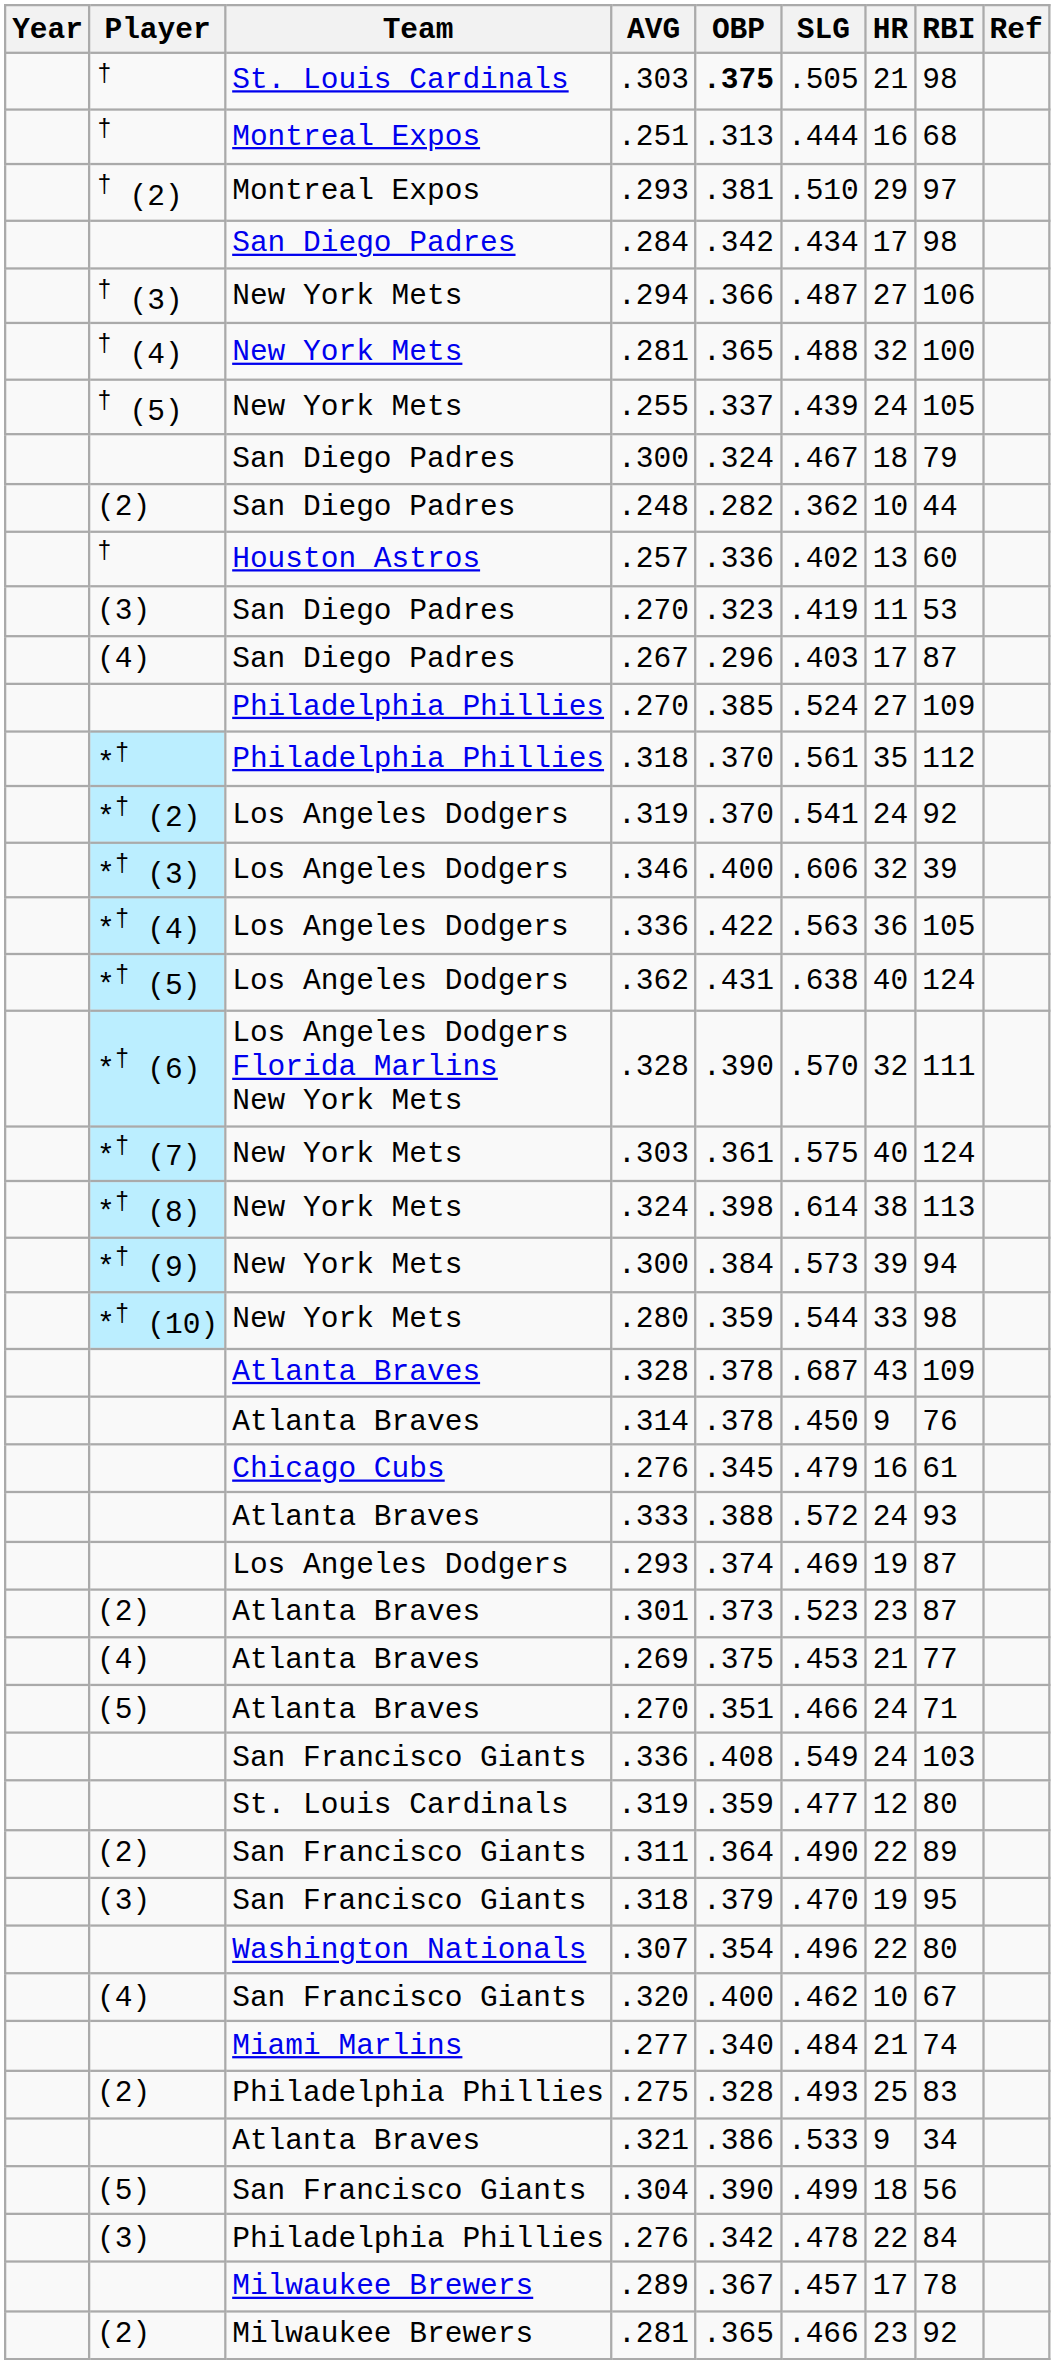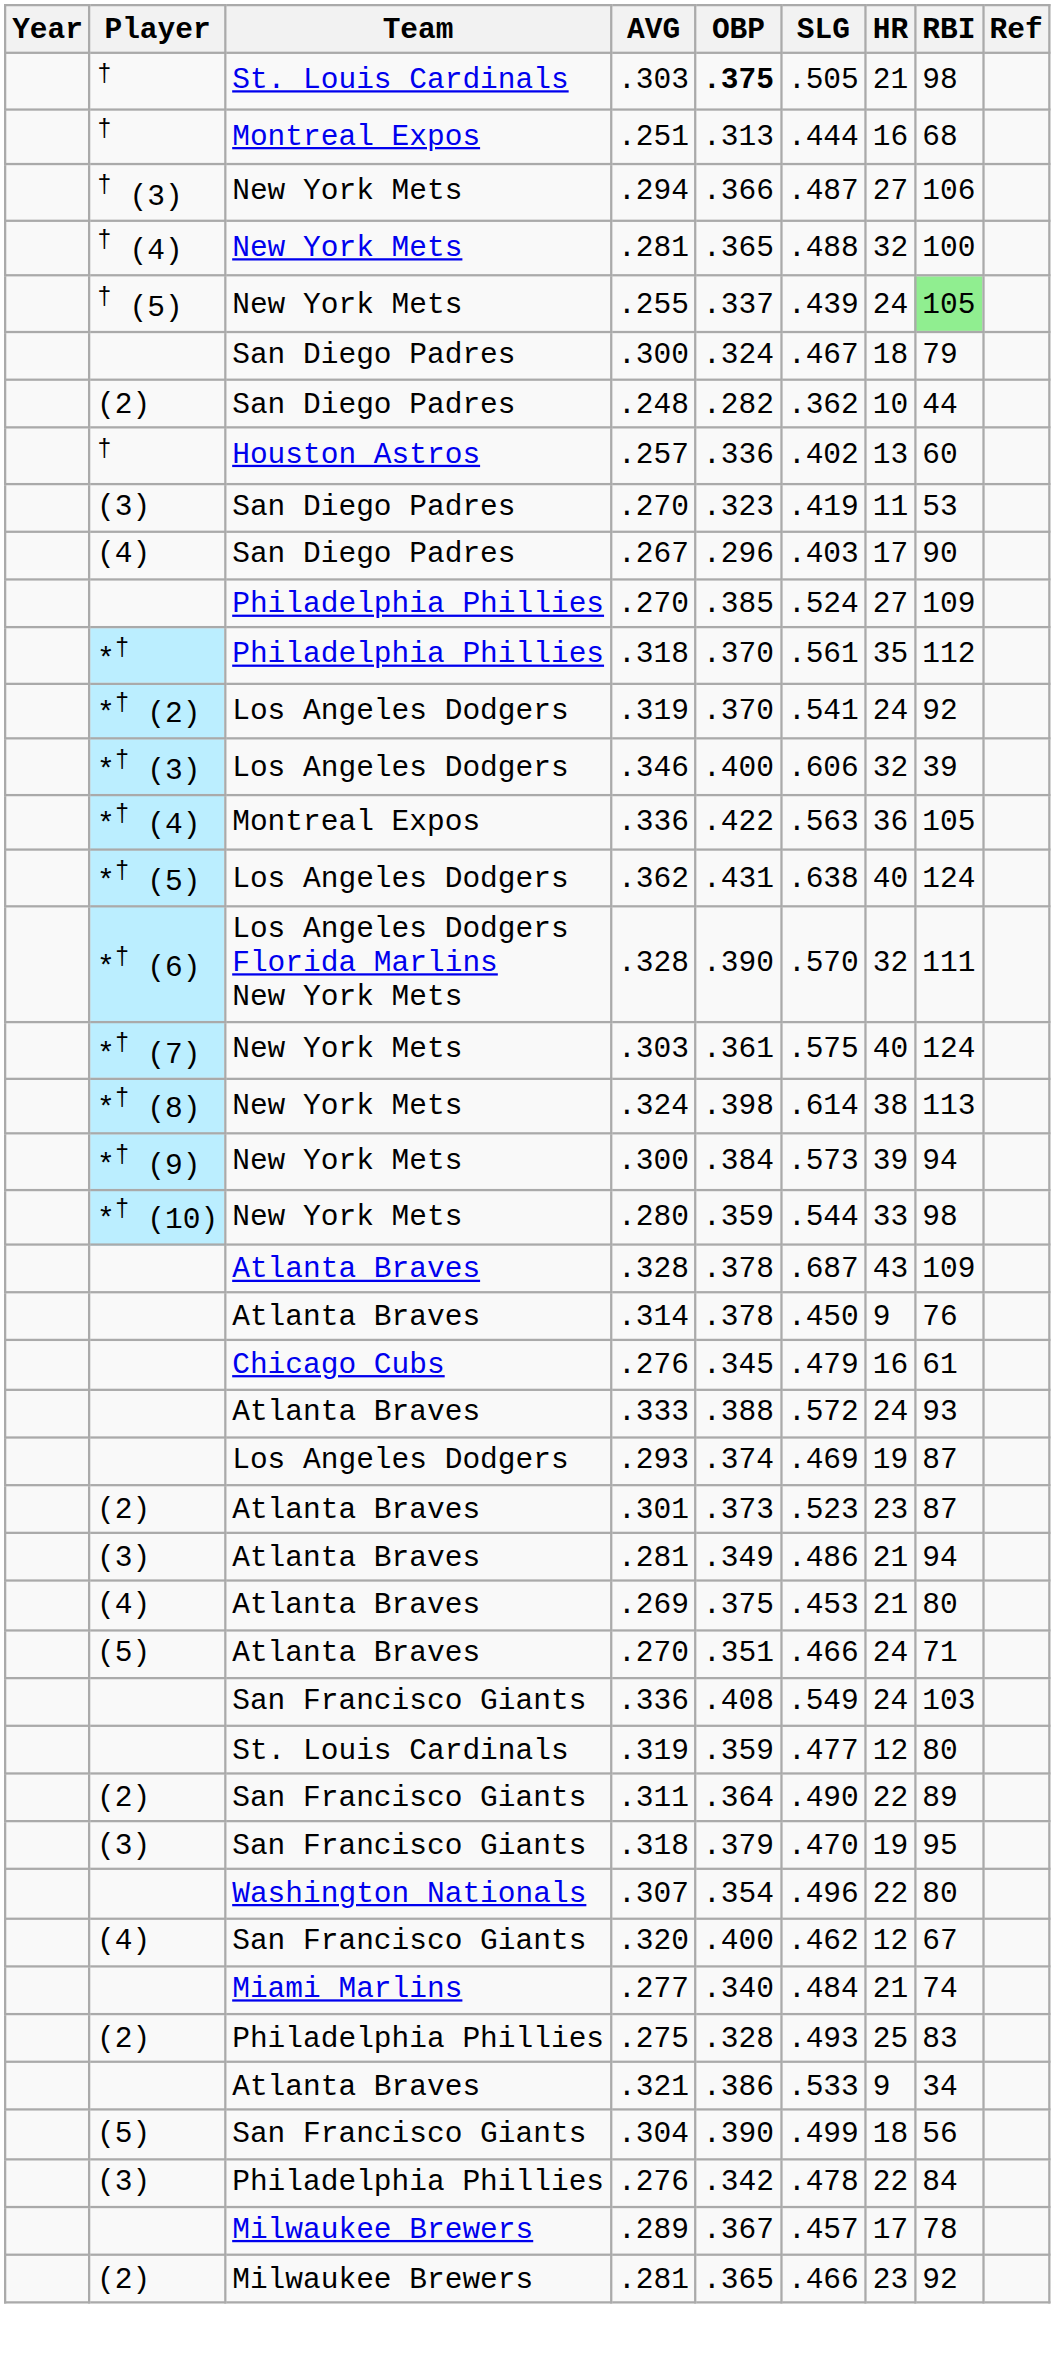- row: (140, 192)
- row: (158, 244)
(949, 407) no background -> (949, 304) lightgreen background
(940, 659) 87 -> (940, 555) 90
(400, 926) Los Angeles Dodgers -> (356, 822) Montreal Expos
+ row: (124, 1557)
(940, 1661) 77 -> (940, 1605) 80
(891, 1998) 10 -> (891, 1942) 12
